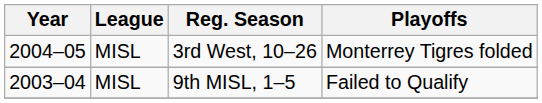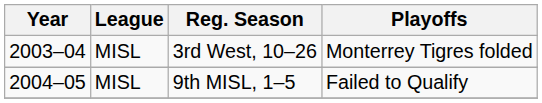(47, 51) 2004–05 -> (47, 51) 2003–04
(47, 82) 2003–04 -> (47, 82) 2004–05
